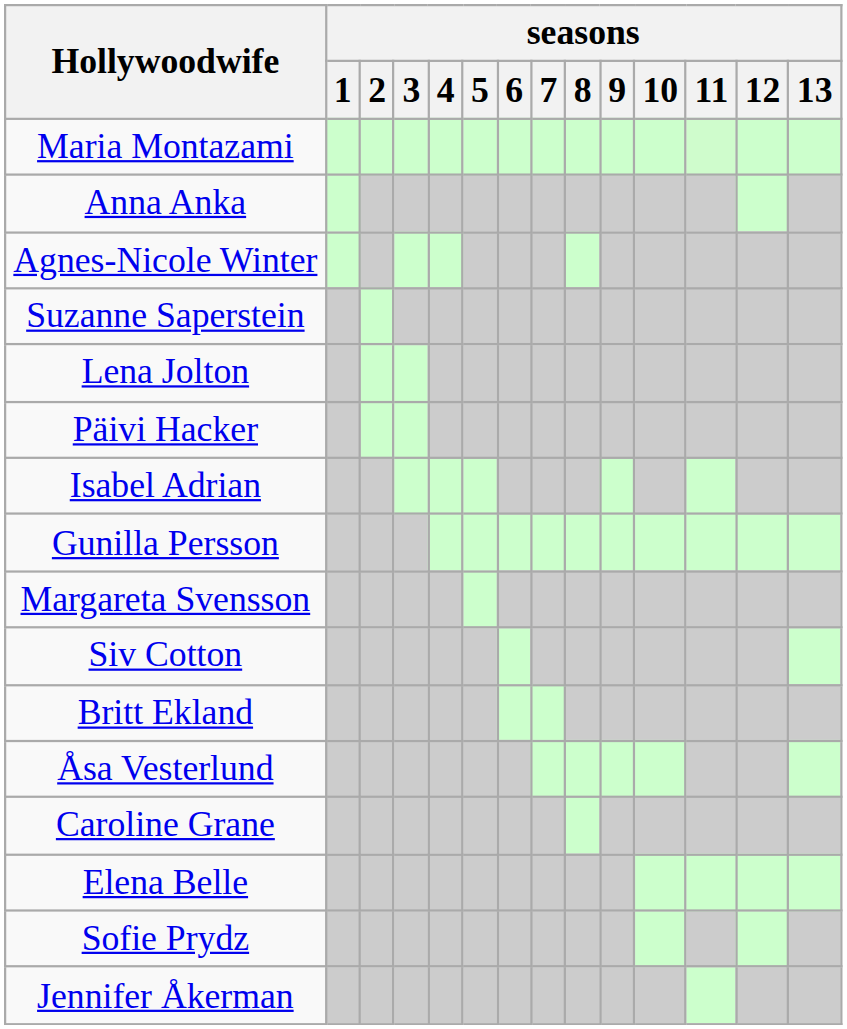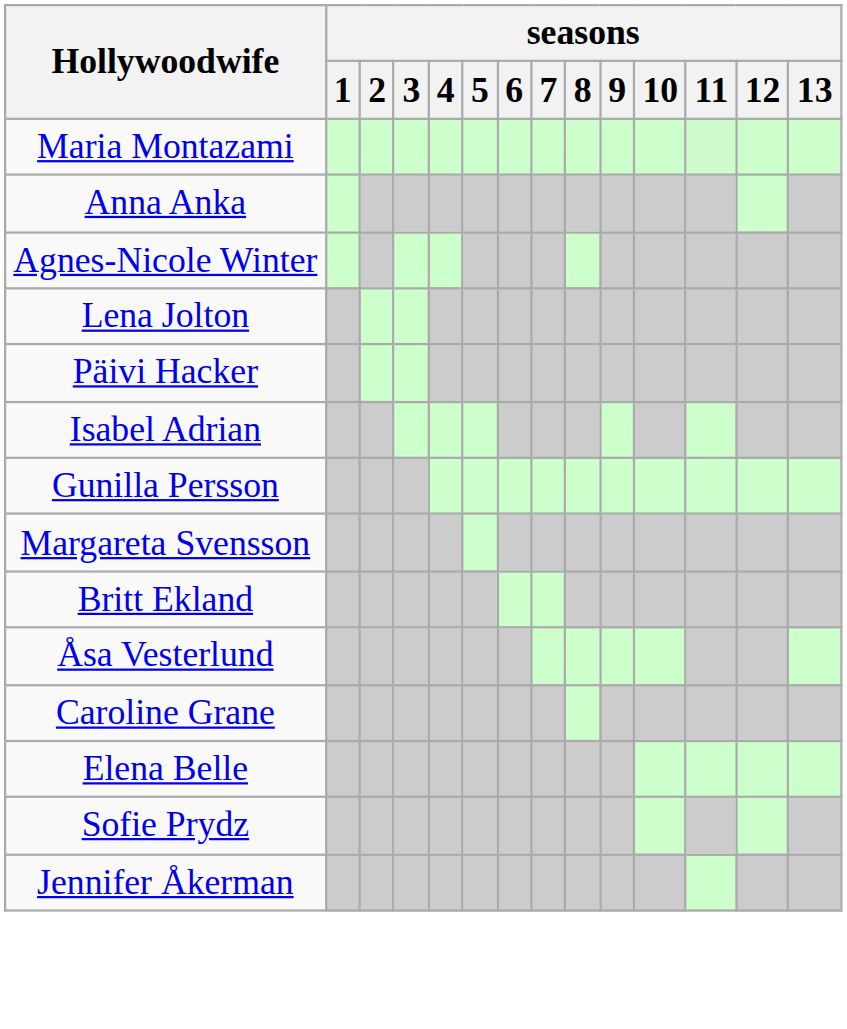- row: (165, 315)
- row: (165, 655)
